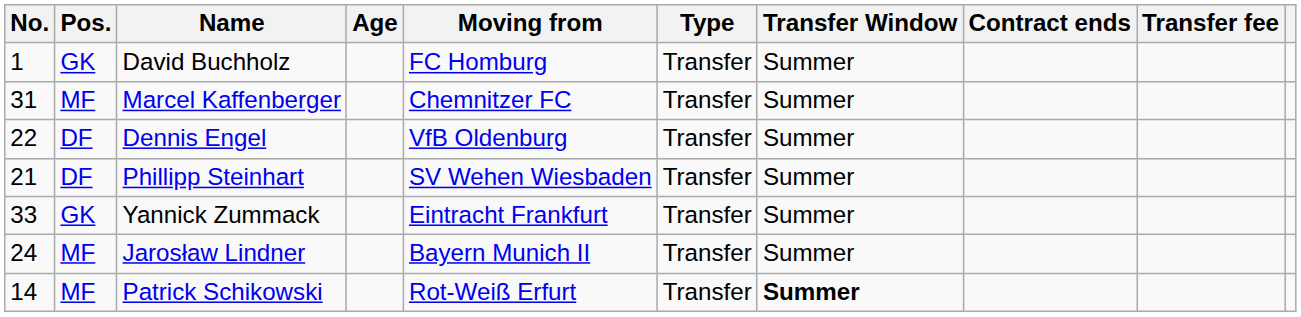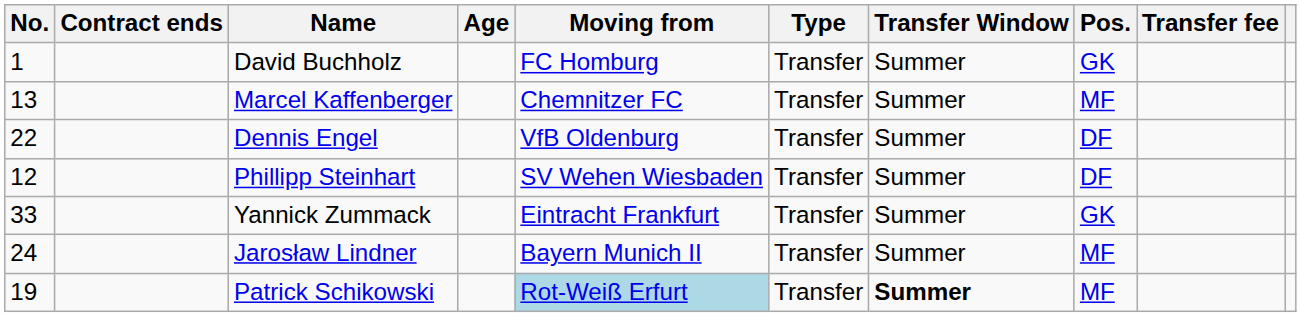columns swapped: (86, 23) <-> (1050, 23)
(24, 100) 31 -> (24, 100) 13
(24, 176) 21 -> (24, 176) 12
(24, 291) 14 -> (24, 291) 19
(493, 291) no background -> (604, 291) lightblue background
